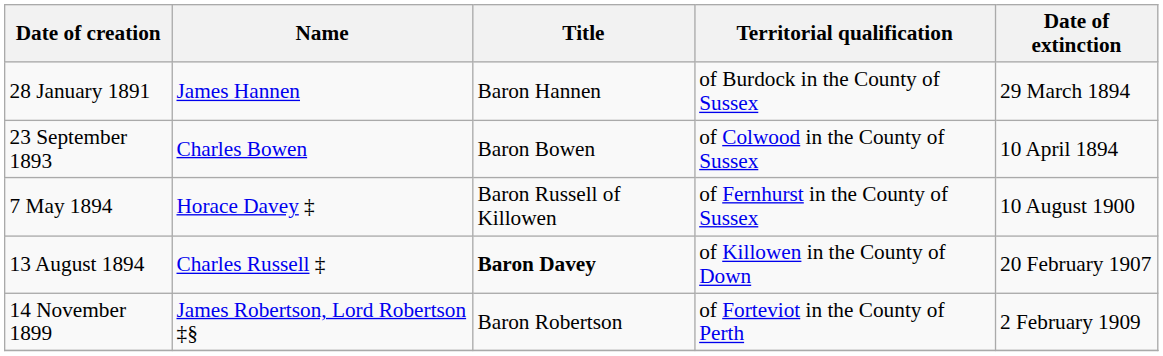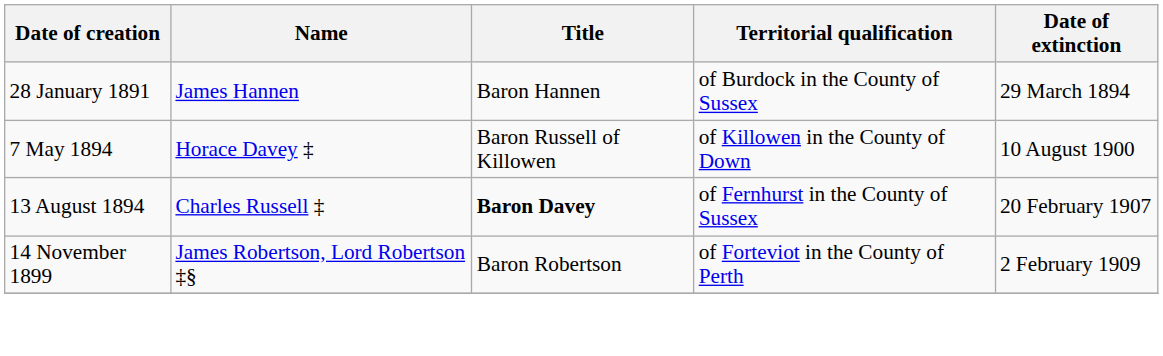- row: (68, 148)
(824, 206) of Fernhurst in the County of Sussex -> (822, 148) of Killowen in the County of Down
(822, 264) of Killowen in the County of Down -> (823, 206) of Fernhurst in the County of Sussex
